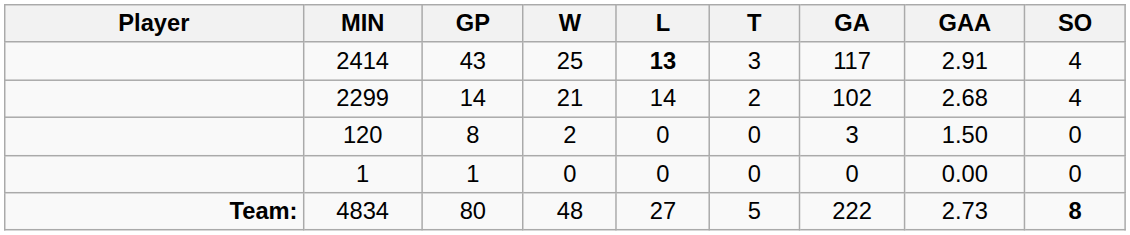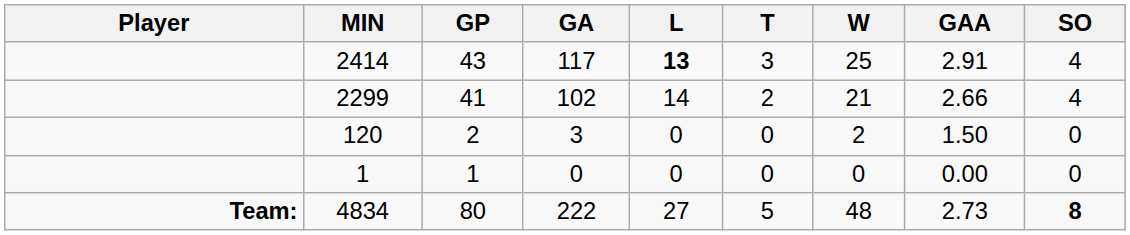columns swapped: (570, 23) <-> (852, 23)
(473, 98) 14 -> (473, 98) 41
(965, 98) 2.68 -> (965, 98) 2.66
(473, 135) 8 -> (473, 135) 2
